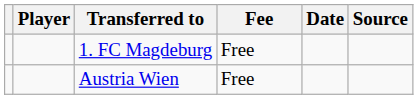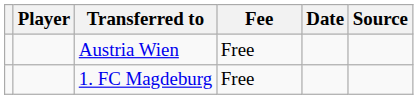rows swapped: (129, 79) <-> (145, 49)
